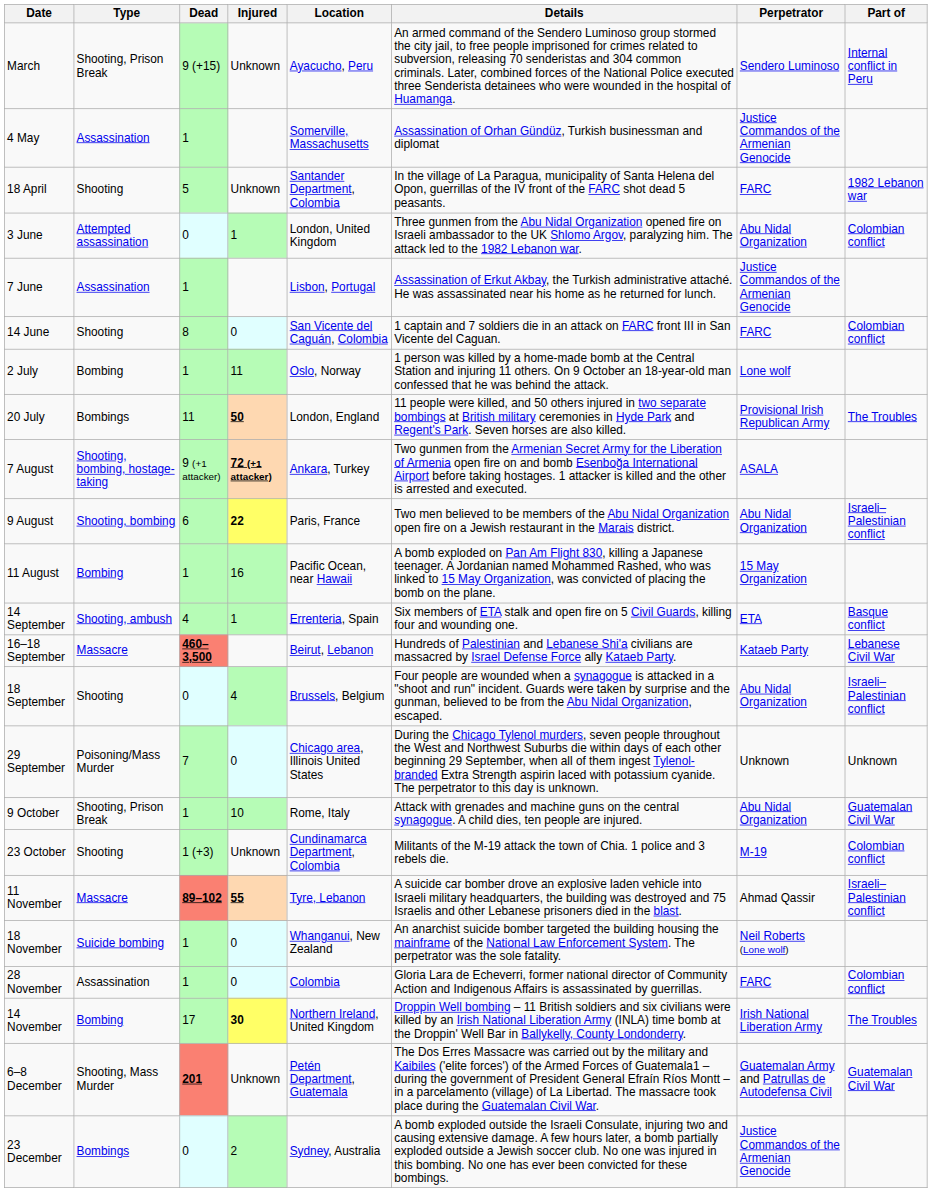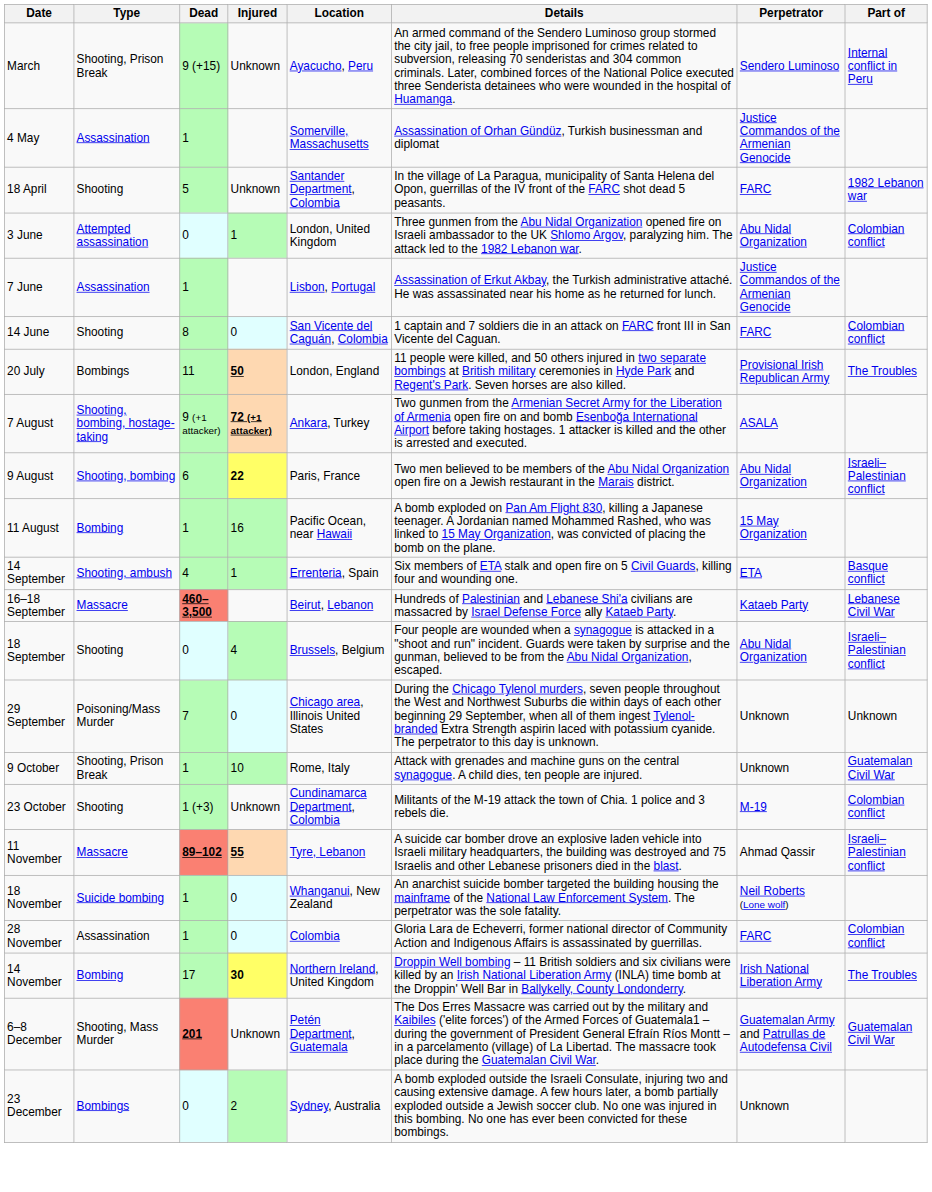- row: (23, 371)
(773, 813) Abu Nidal Organization -> (765, 768) Unknown
(790, 1151) Justice Commandos of the Armenian Genocide -> (765, 1106) Unknown
